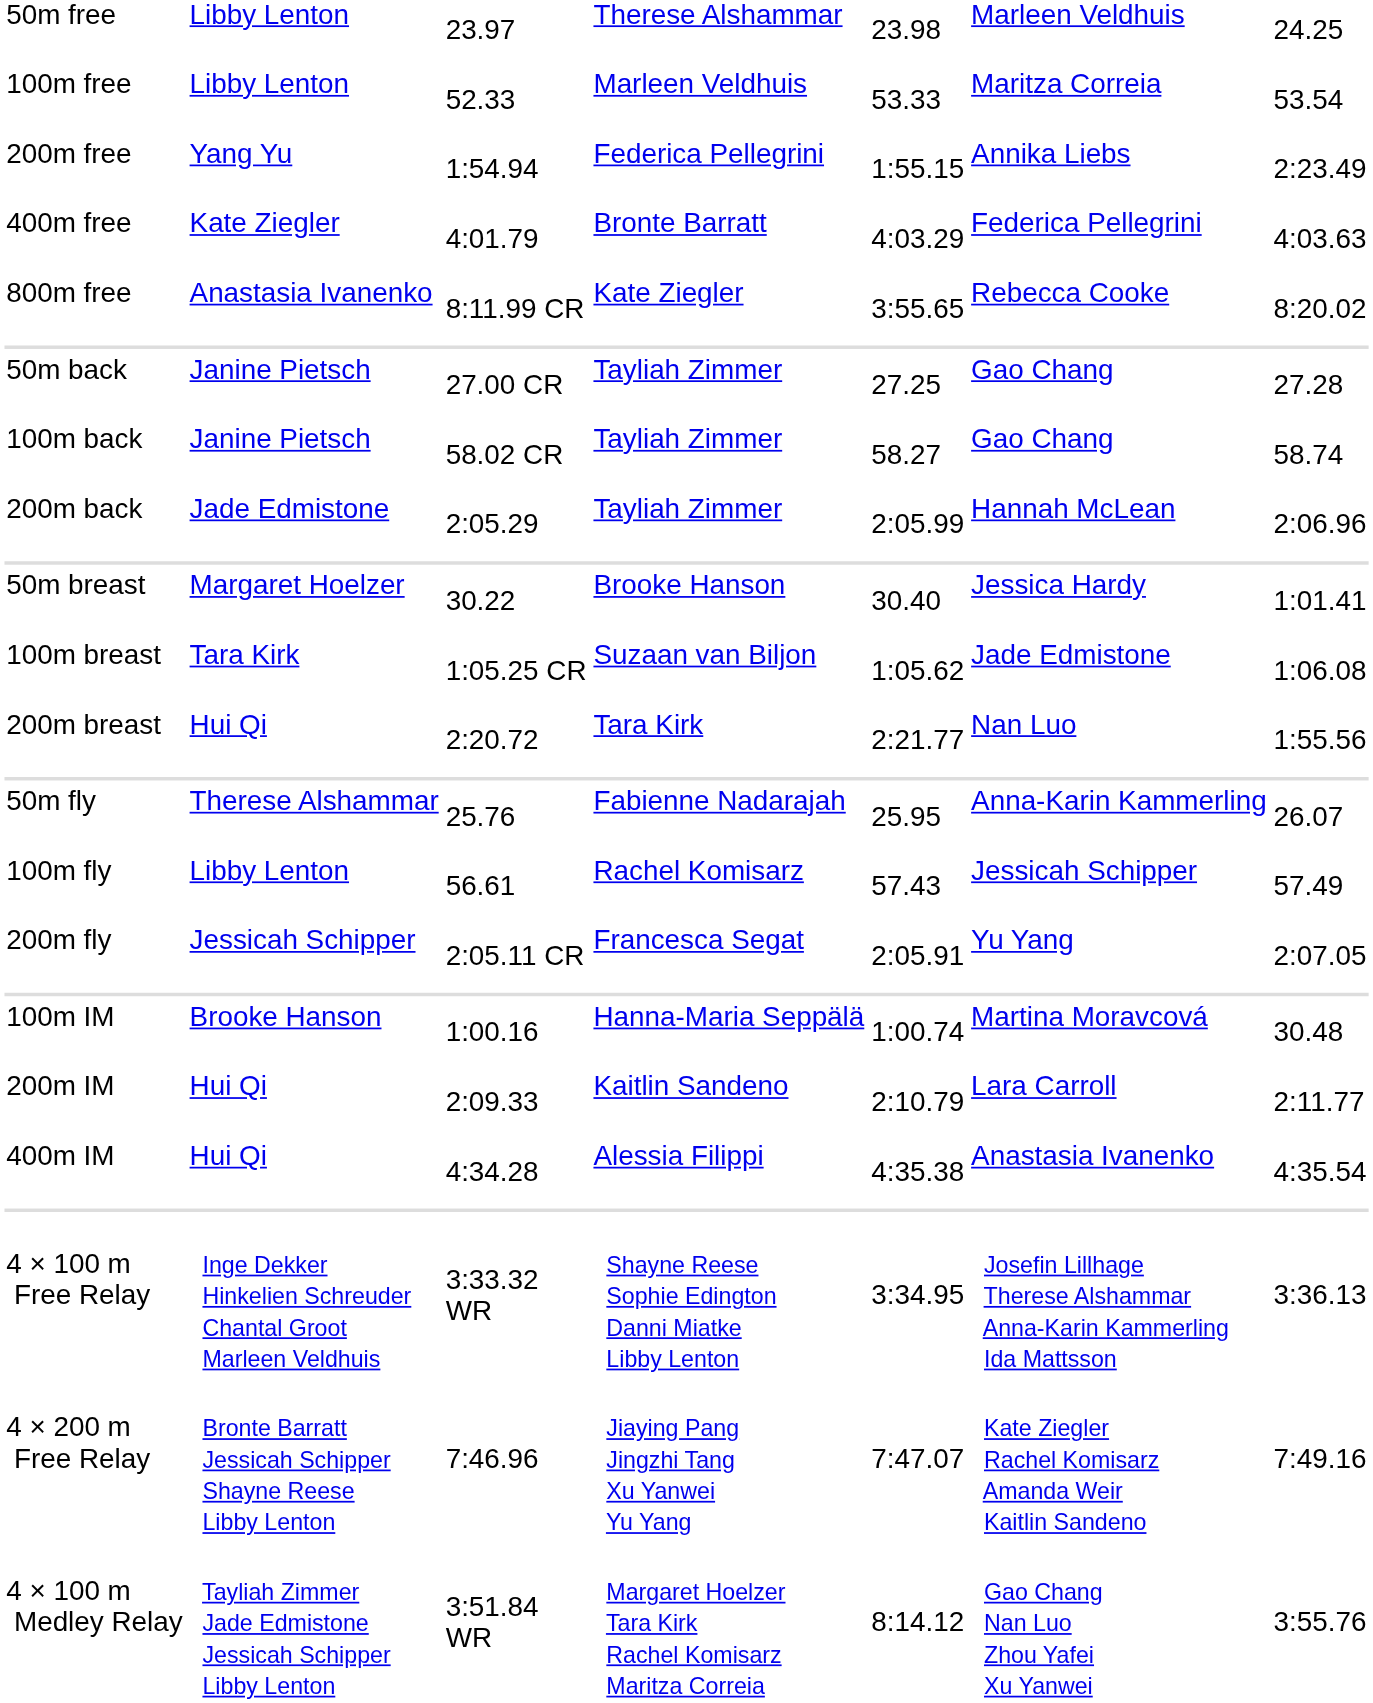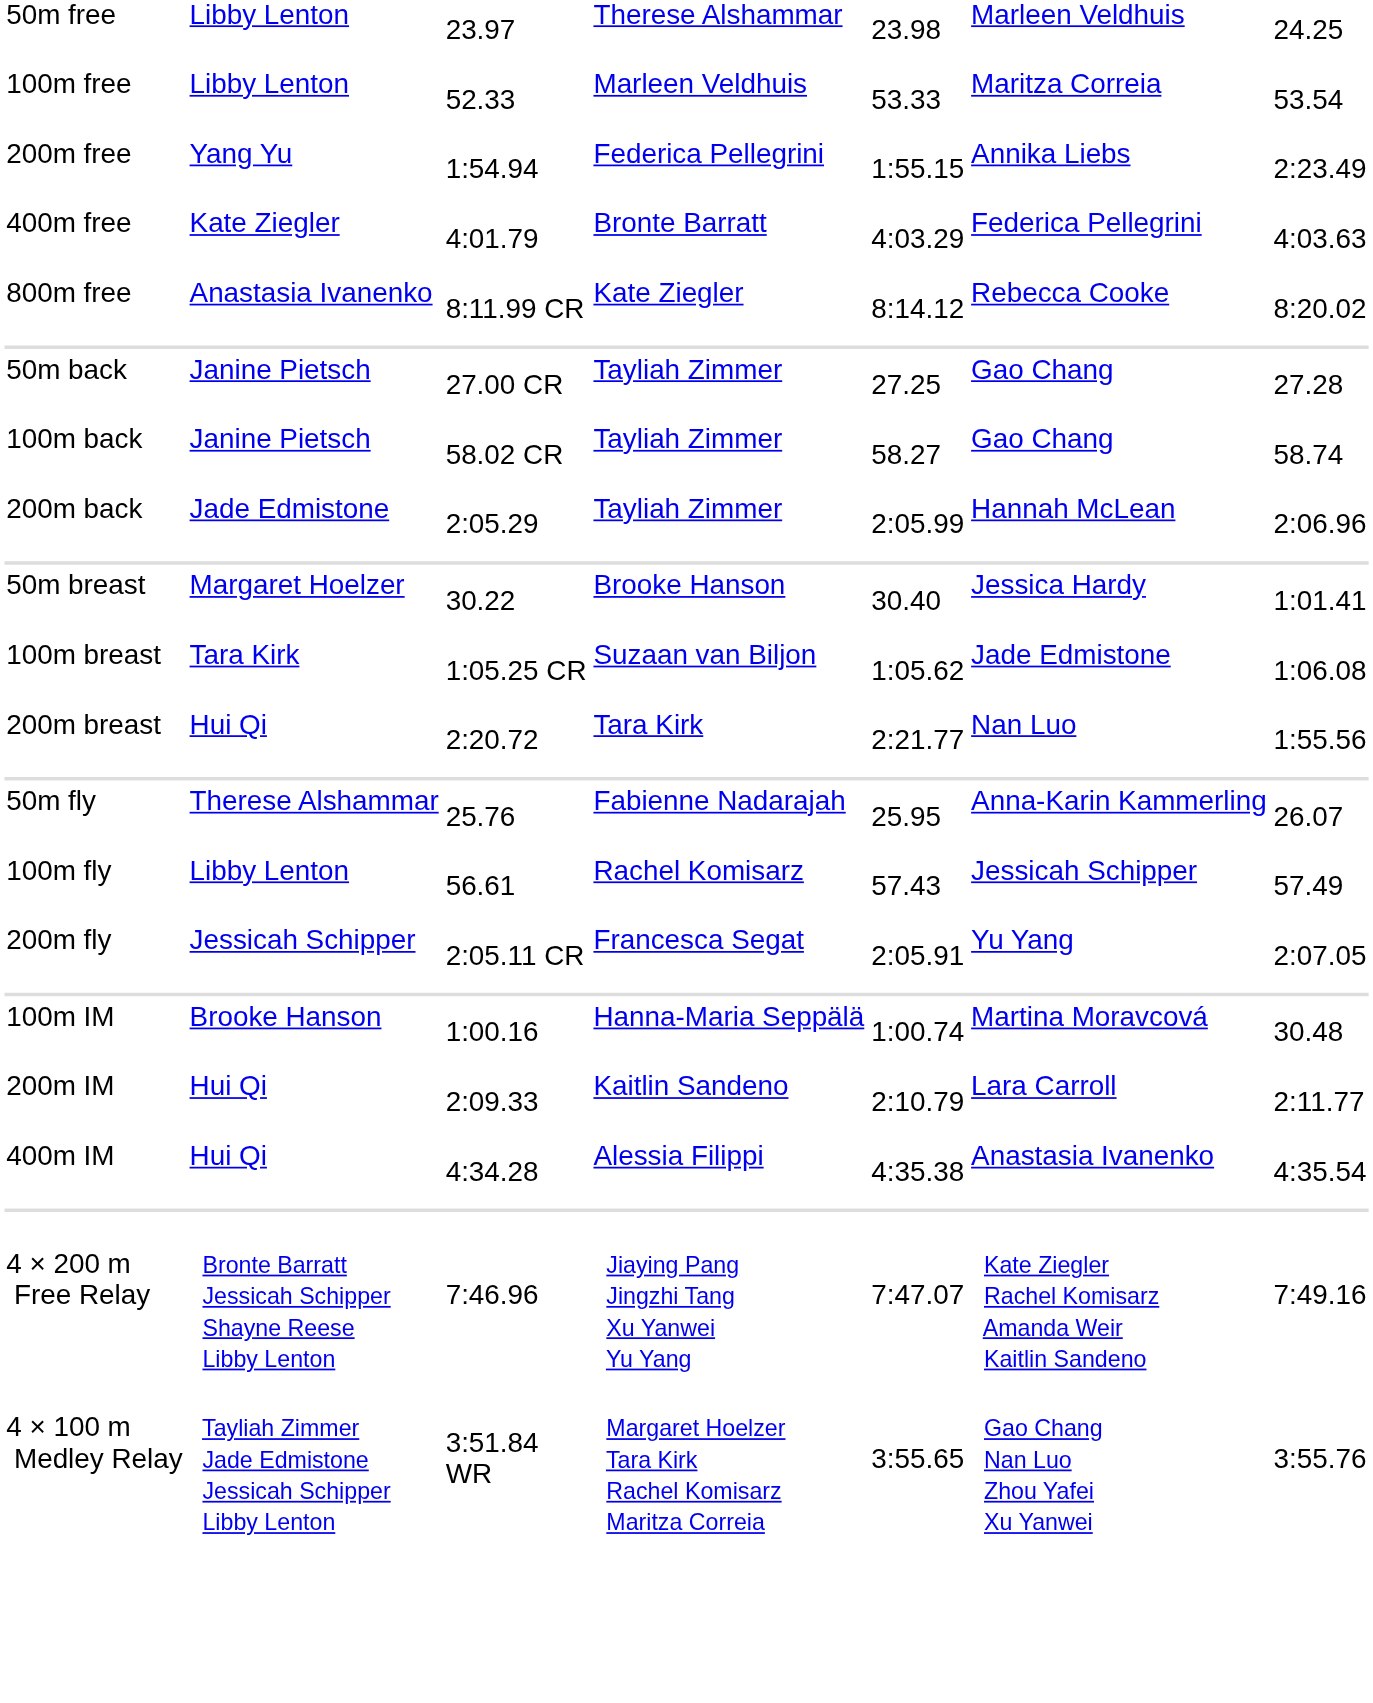(918, 308) 3:55.65 -> (918, 308) 8:14.12
- row: (78, 1295)
(918, 1622) 8:14.12 -> (918, 1458) 3:55.65
